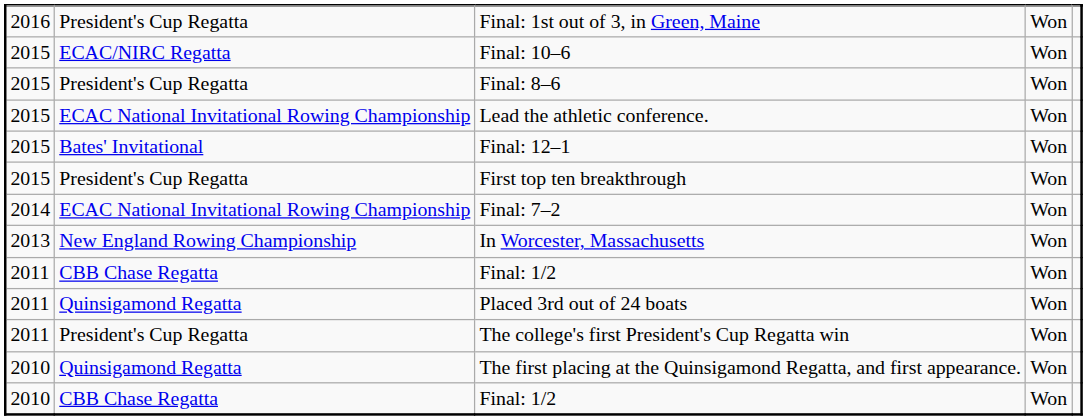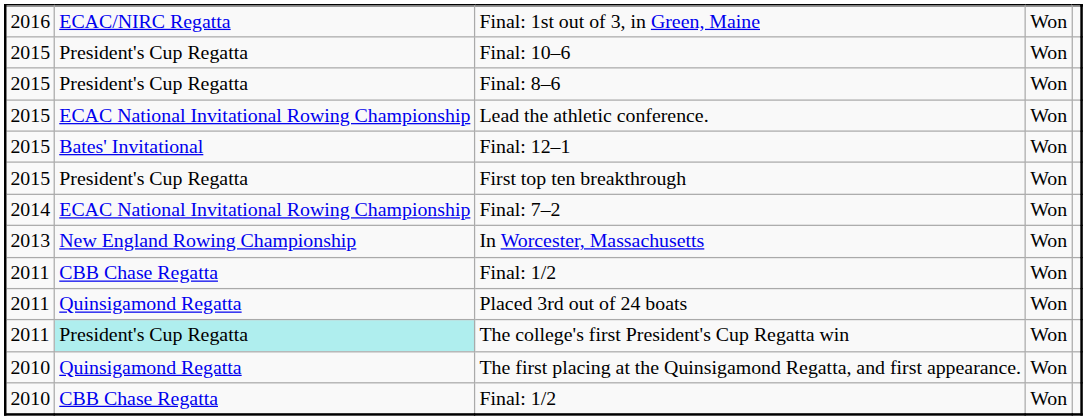(154, 20) President's Cup Regatta -> (145, 20) ECAC/NIRC Regatta
(145, 52) ECAC/NIRC Regatta -> (154, 52) President's Cup Regatta
(154, 335) no background -> (154, 335) paleturquoise background
